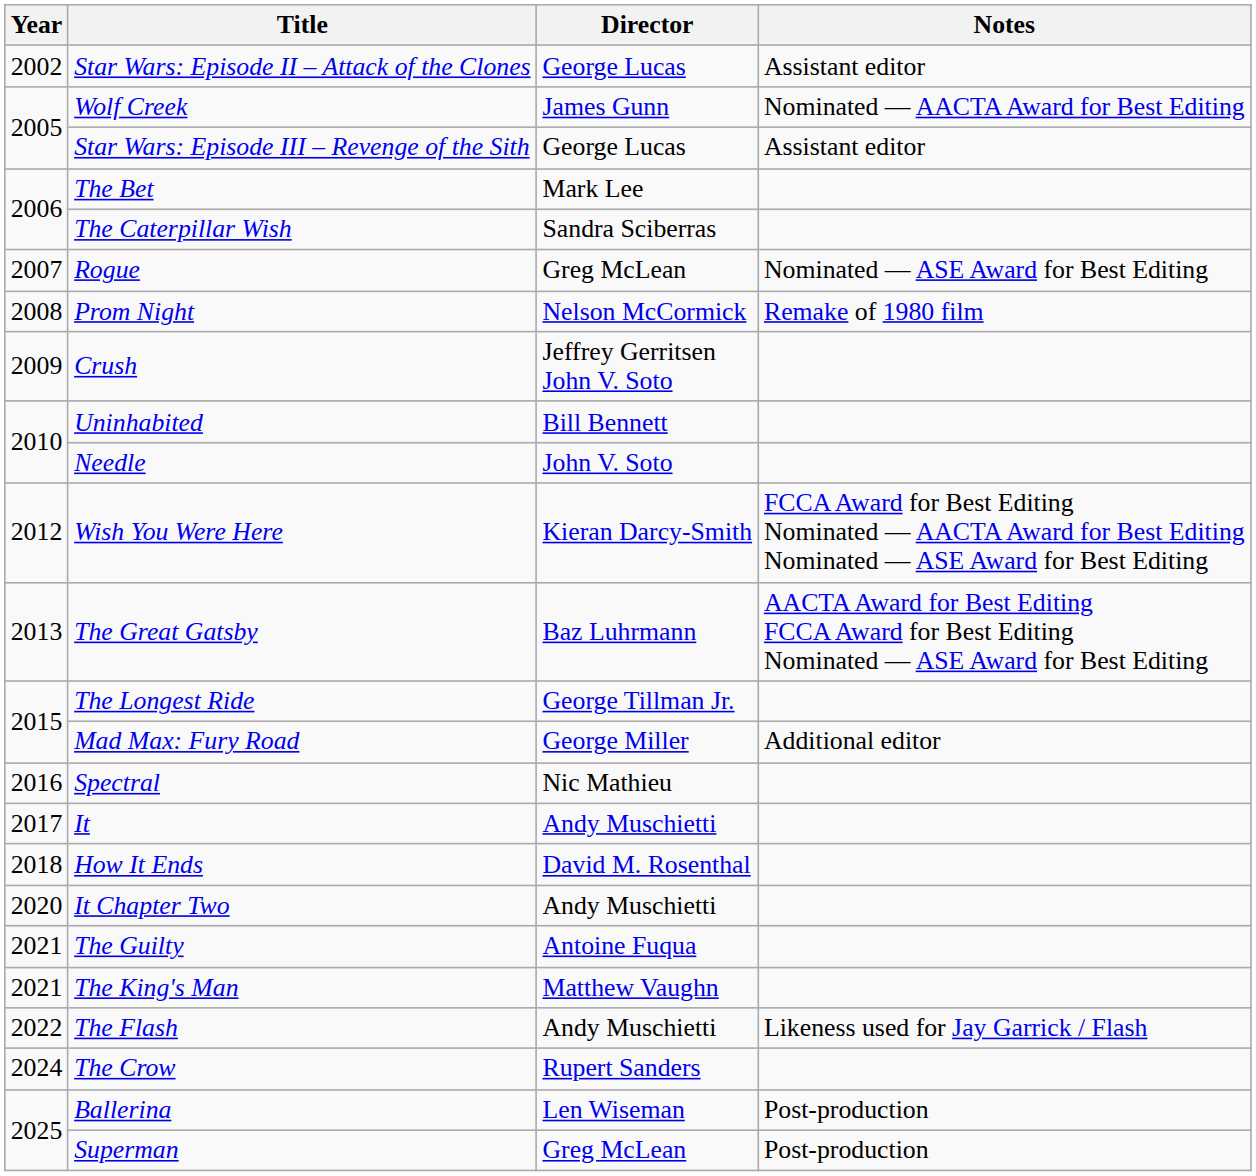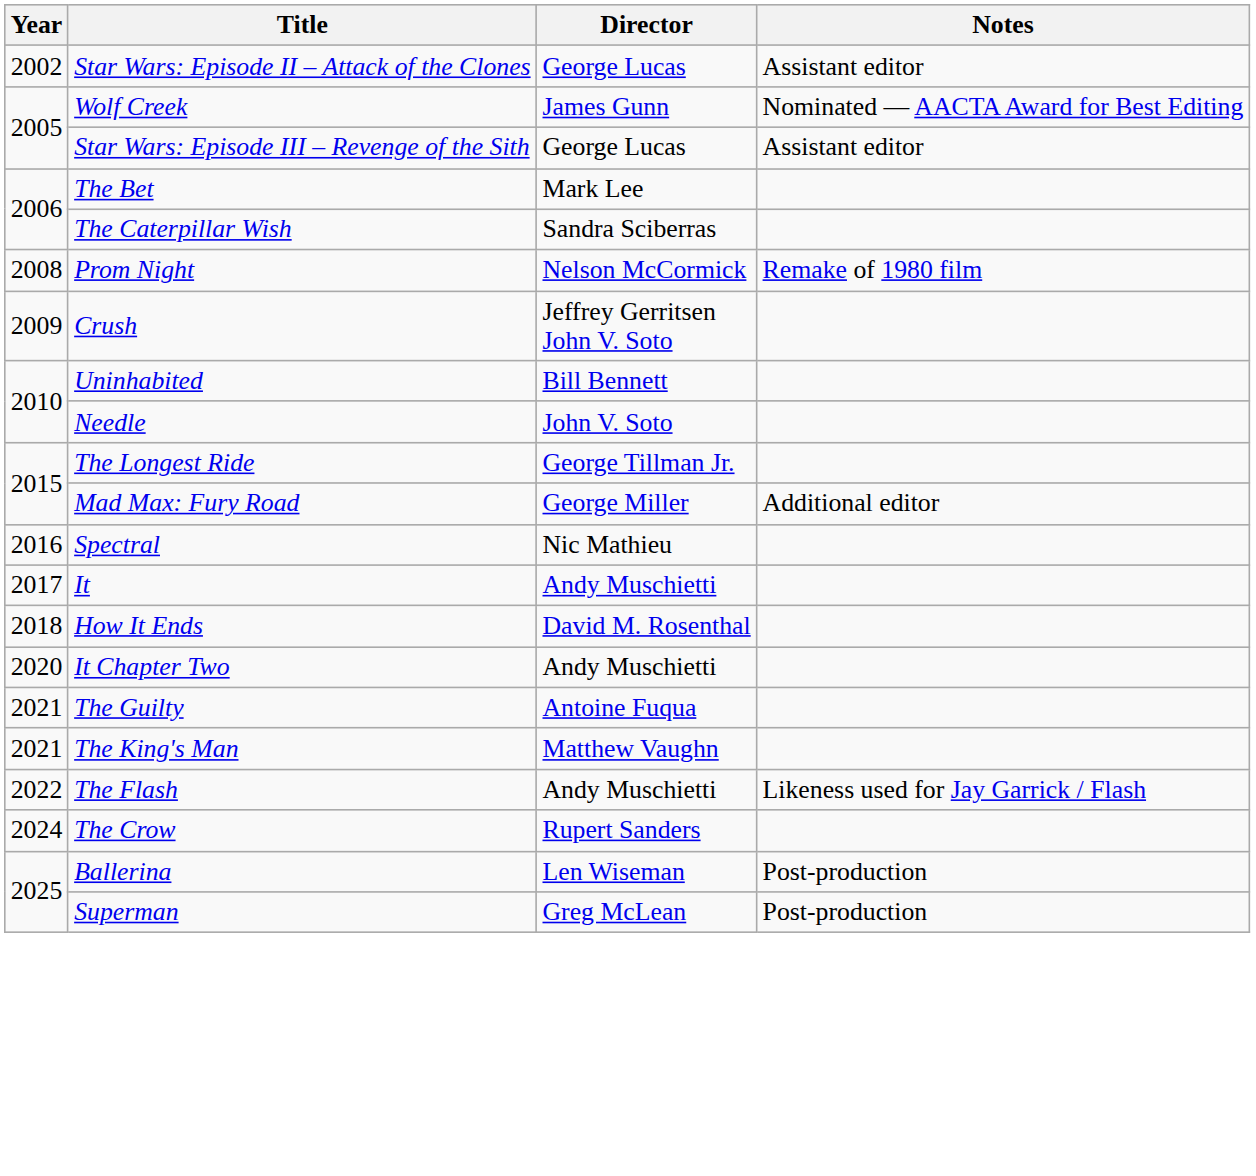- row: (107, 270)
- row: (178, 532)
- row: (166, 631)
